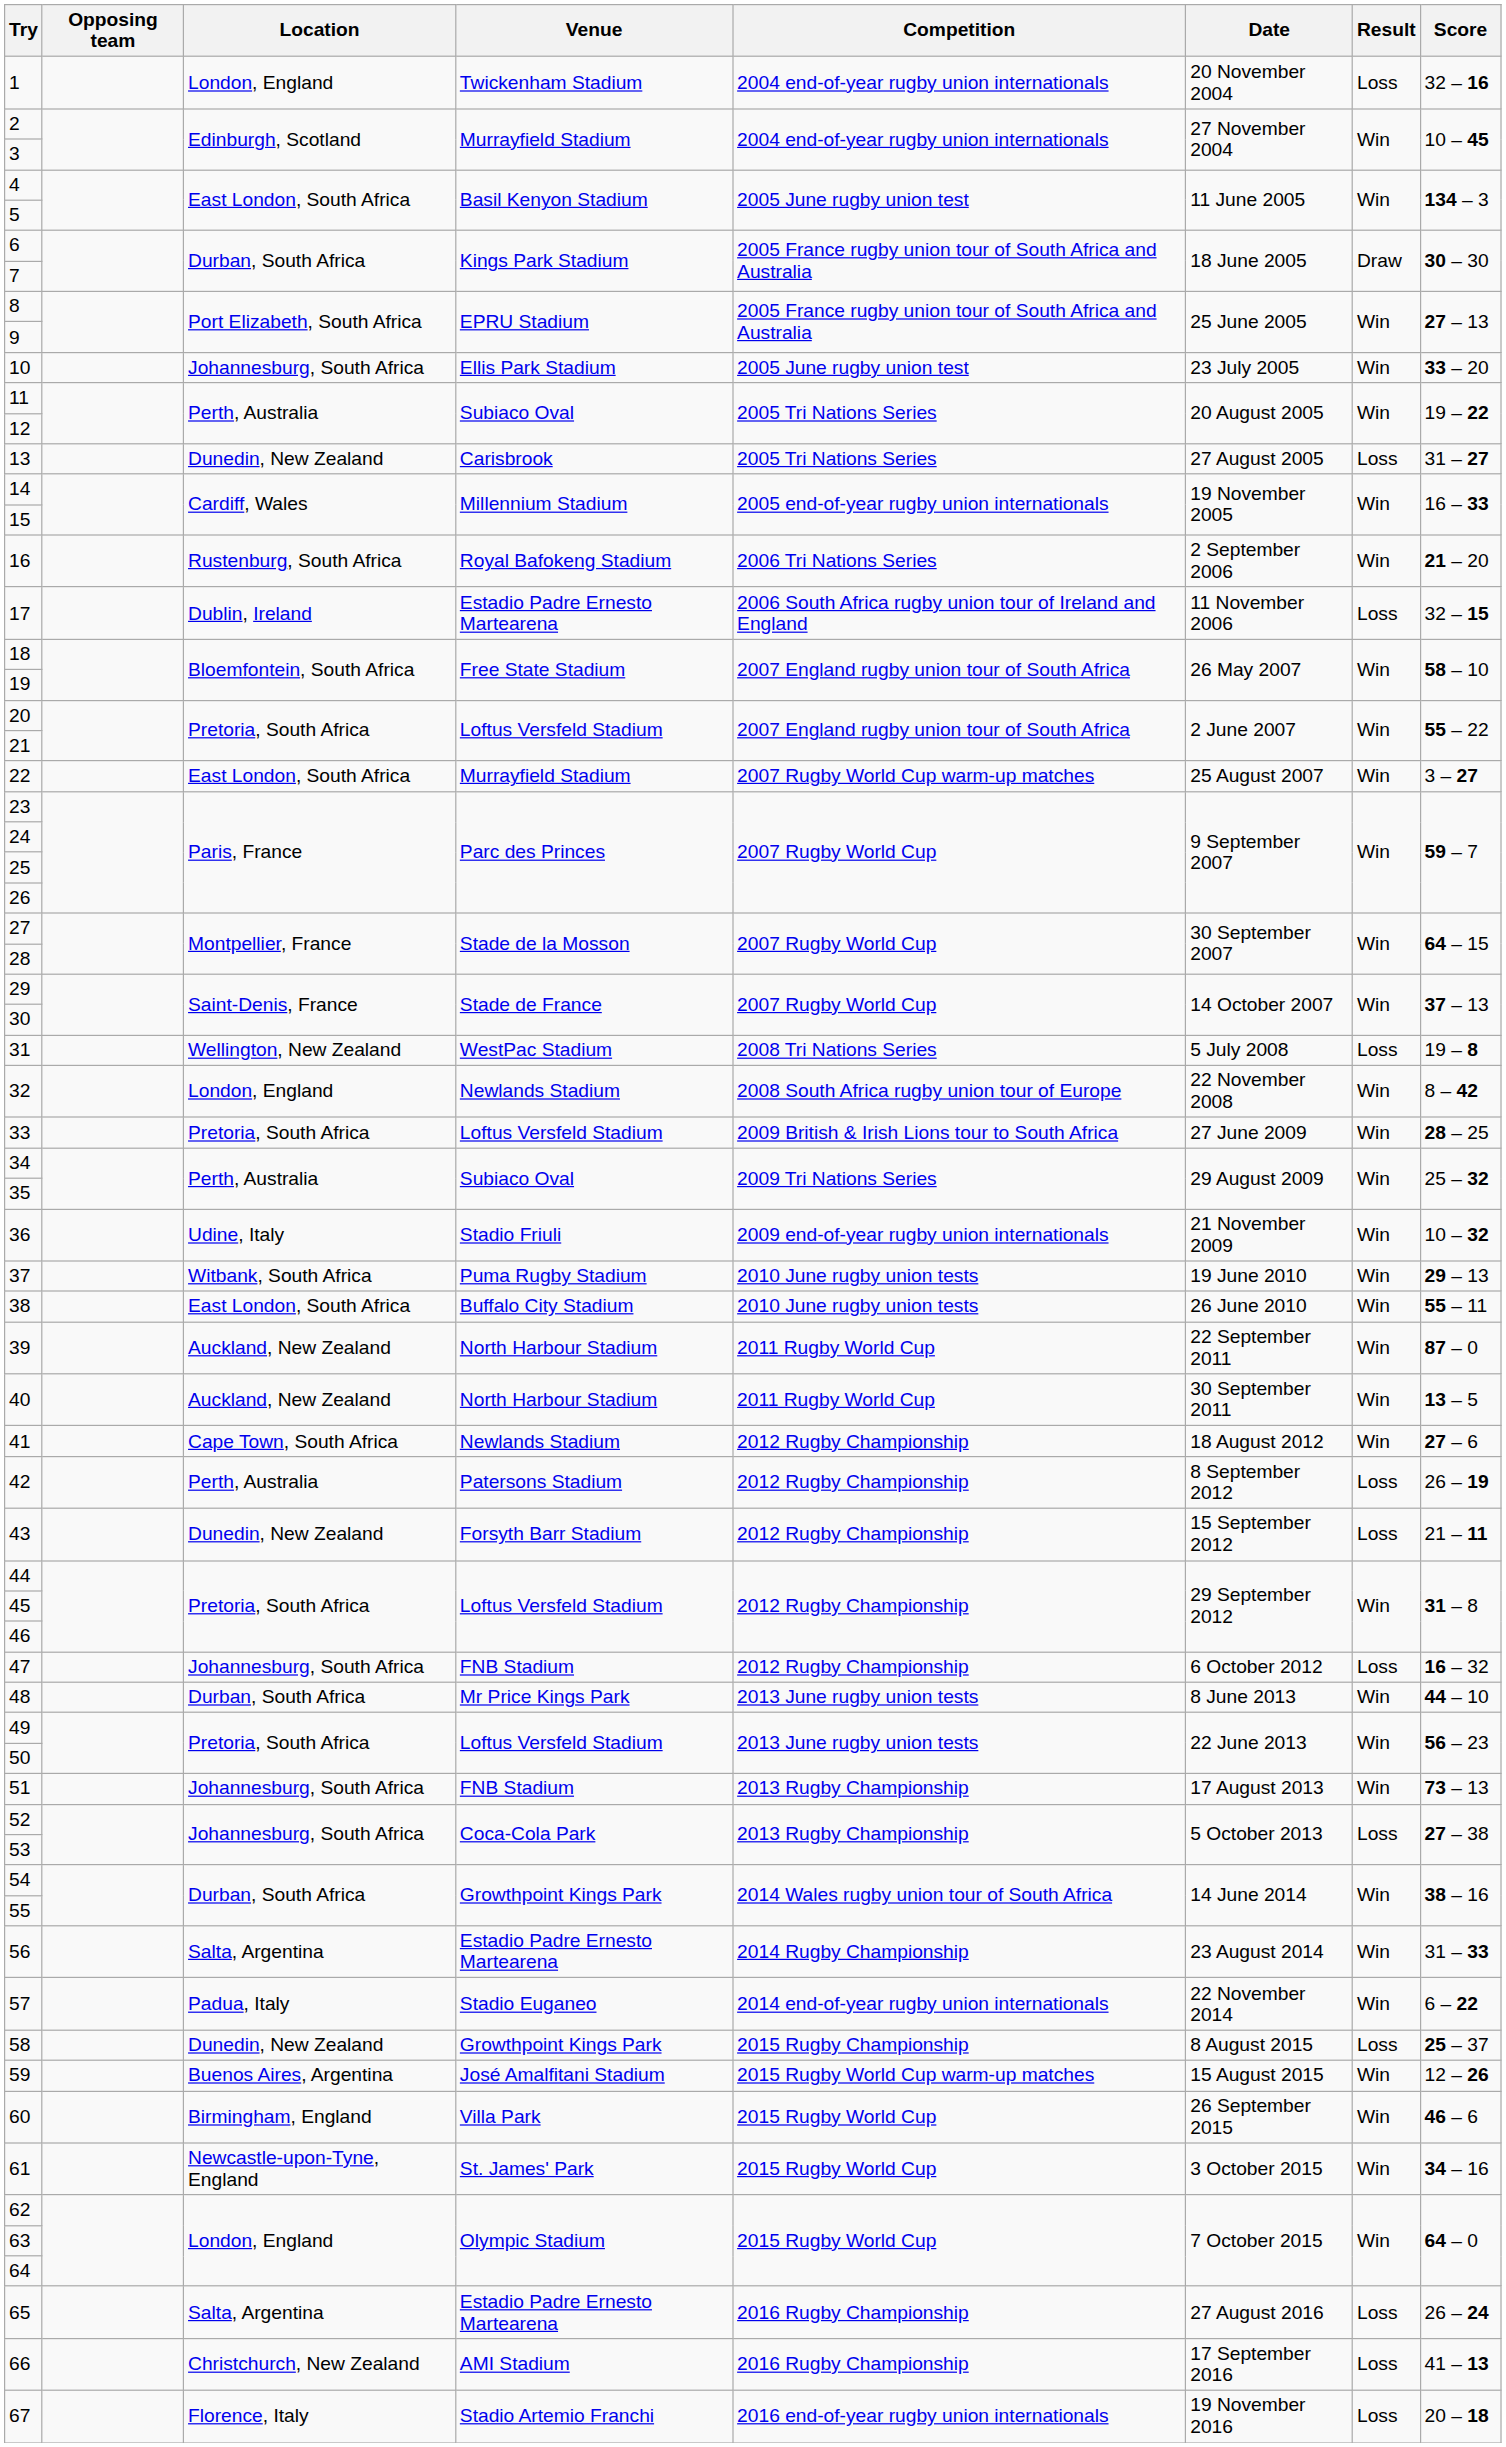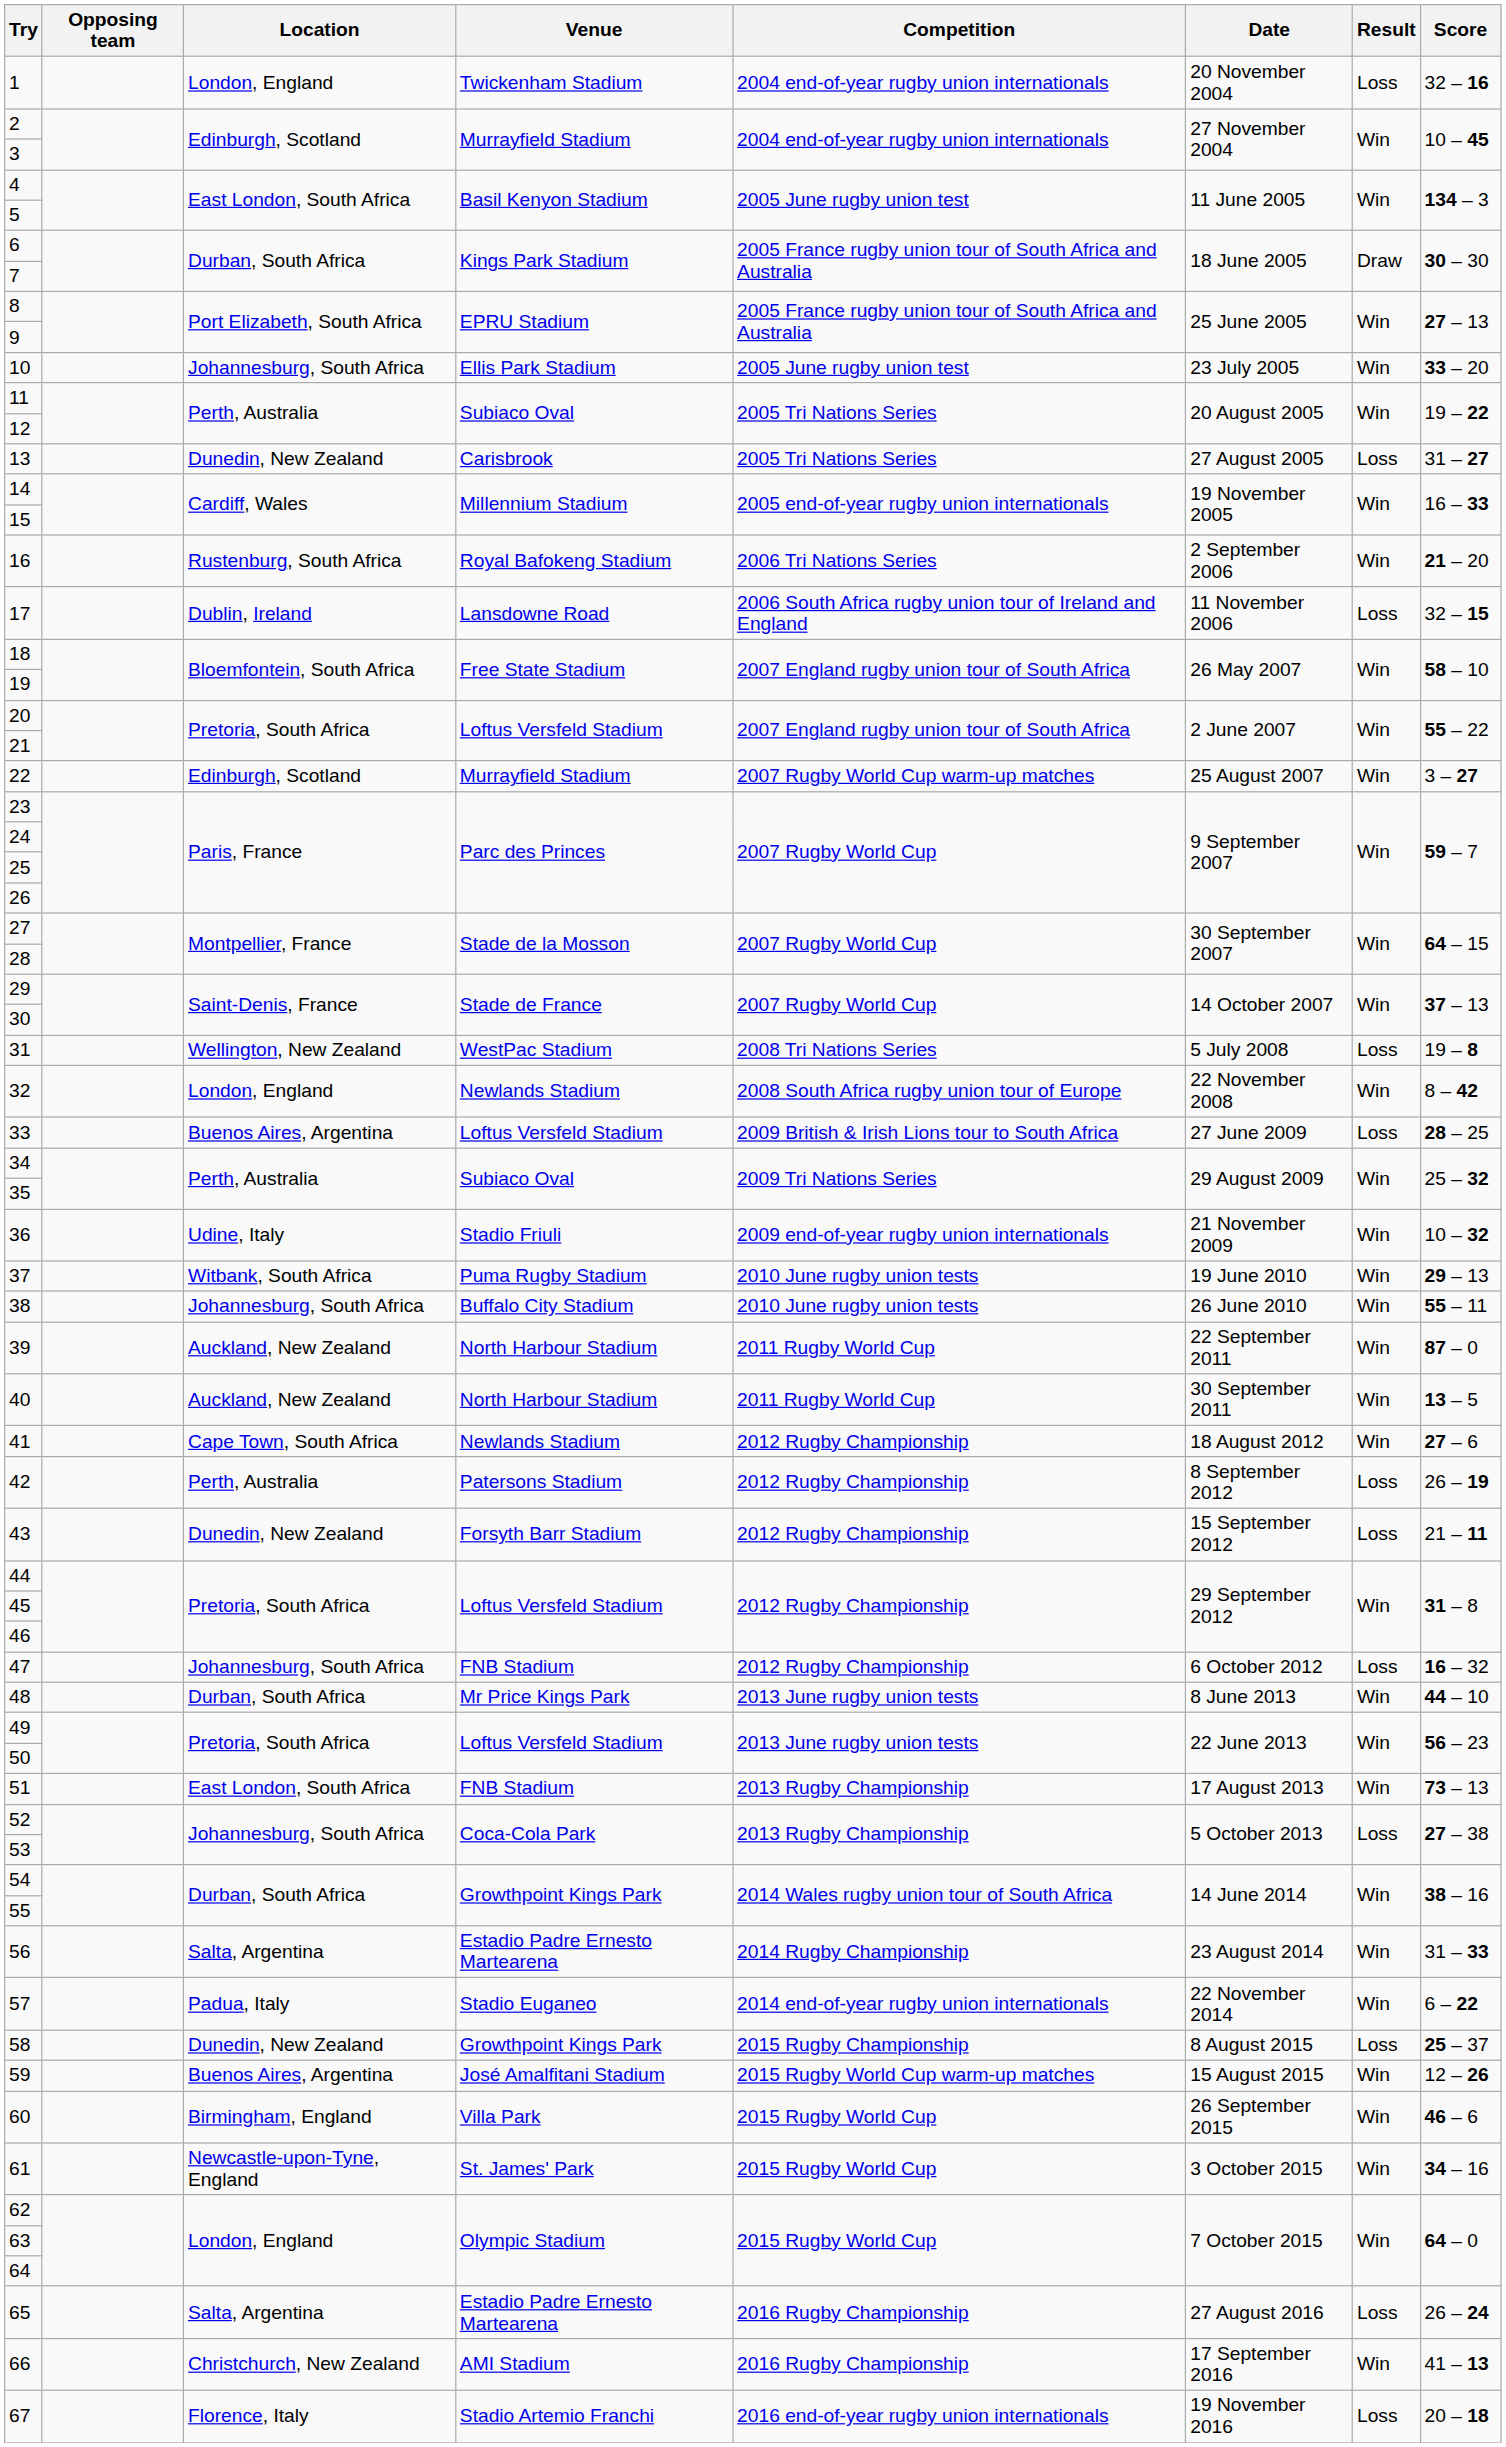(556, 612) Estadio Padre Ernesto Martearena -> (535, 612) Lansdowne Road
(299, 776) East London, South Africa -> (275, 776) Edinburgh, Scotland
(279, 1132) Pretoria, South Africa -> (291, 1132) Buenos Aires, Argentina
(1374, 1132) Win -> (1377, 1132) Loss
(299, 1306) East London, South Africa -> (306, 1306) Johannesburg, South Africa
(306, 1788) Johannesburg, South Africa -> (299, 1788) East London, South Africa
(1377, 2364) Loss -> (1374, 2364) Win
